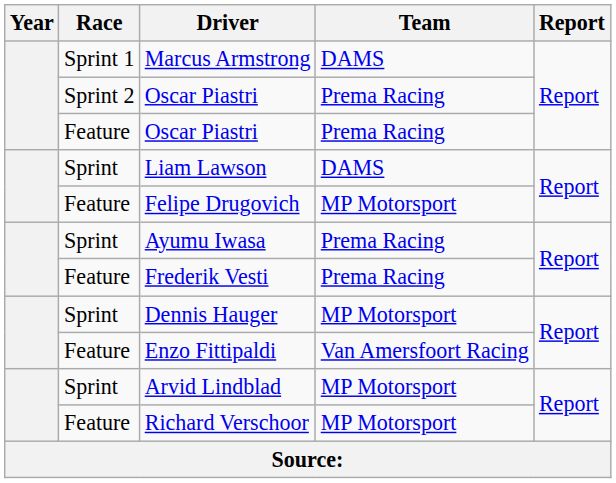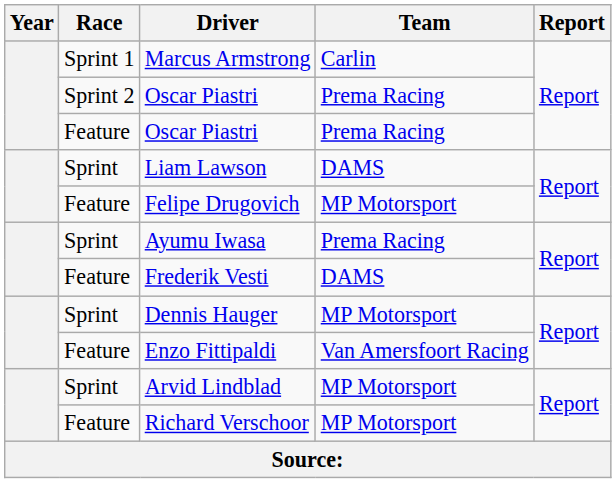(353, 59) DAMS -> (348, 59) Carlin
(383, 277) Prema Racing -> (353, 277) DAMS
